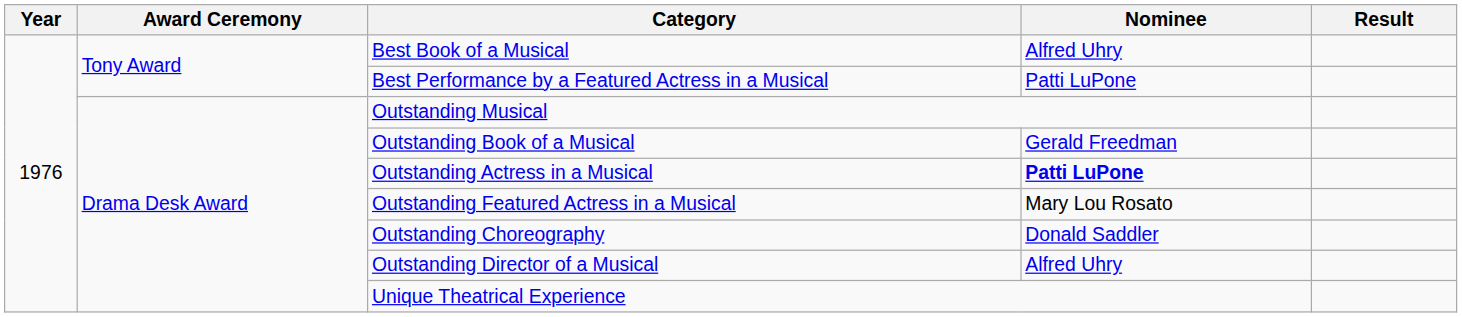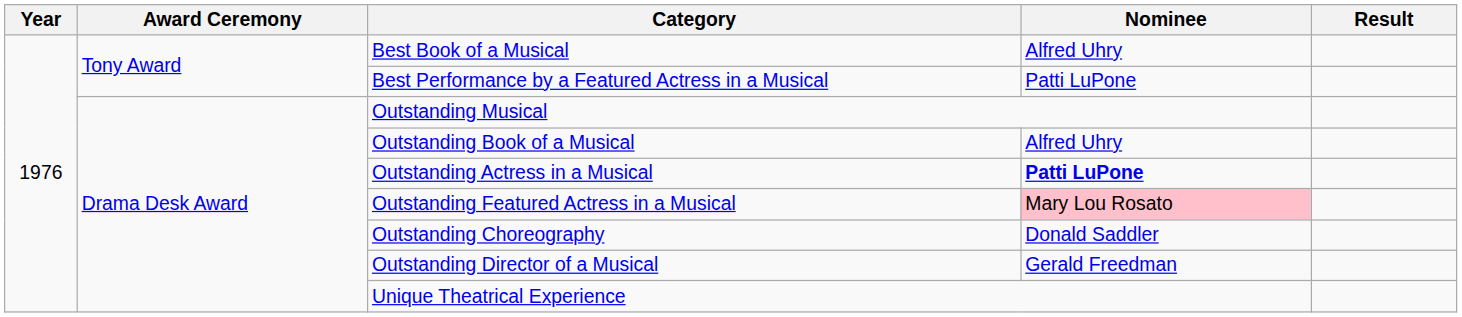(1101, 142) Gerald Freedman -> (1074, 142) Alfred Uhry
(1099, 204) no background -> (1099, 204) pink background
(1074, 265) Alfred Uhry -> (1101, 265) Gerald Freedman
